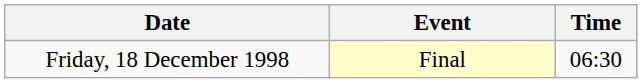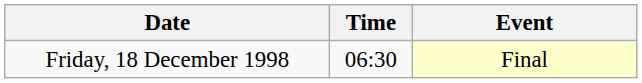columns swapped: (596, 22) <-> (442, 22)
